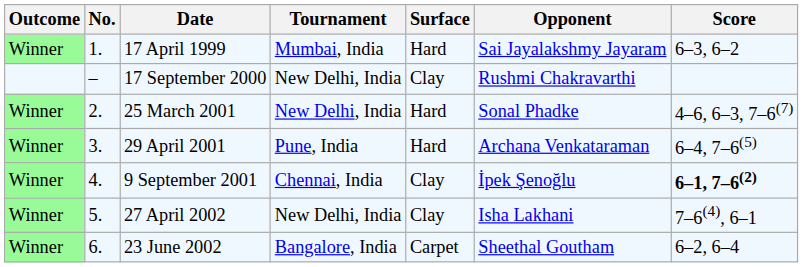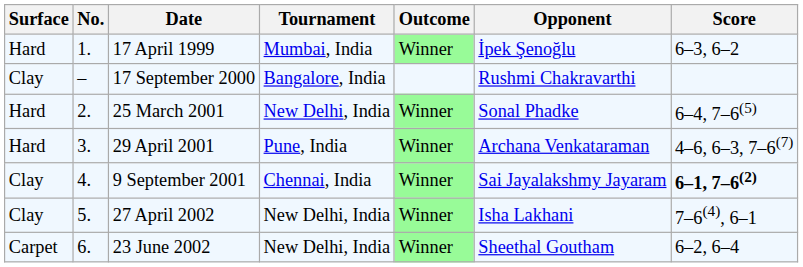columns swapped: (44, 18) <-> (440, 18)
(572, 48) Sai Jayalakshmy Jayaram -> (527, 48) İpek Şenoğlu
(338, 78) New Delhi, India -> (325, 78) Bangalore, India
(734, 110) 4–6, 6–3, 7–6(7) -> (716, 110) 6–4, 7–6(5)
(716, 145) 6–4, 7–6(5) -> (734, 145) 4–6, 6–3, 7–6(7)
(527, 179) İpek Şenoğlu -> (572, 179) Sai Jayalakshmy Jayaram
(336, 246) Bangalore, India -> (327, 246) New Delhi, India
